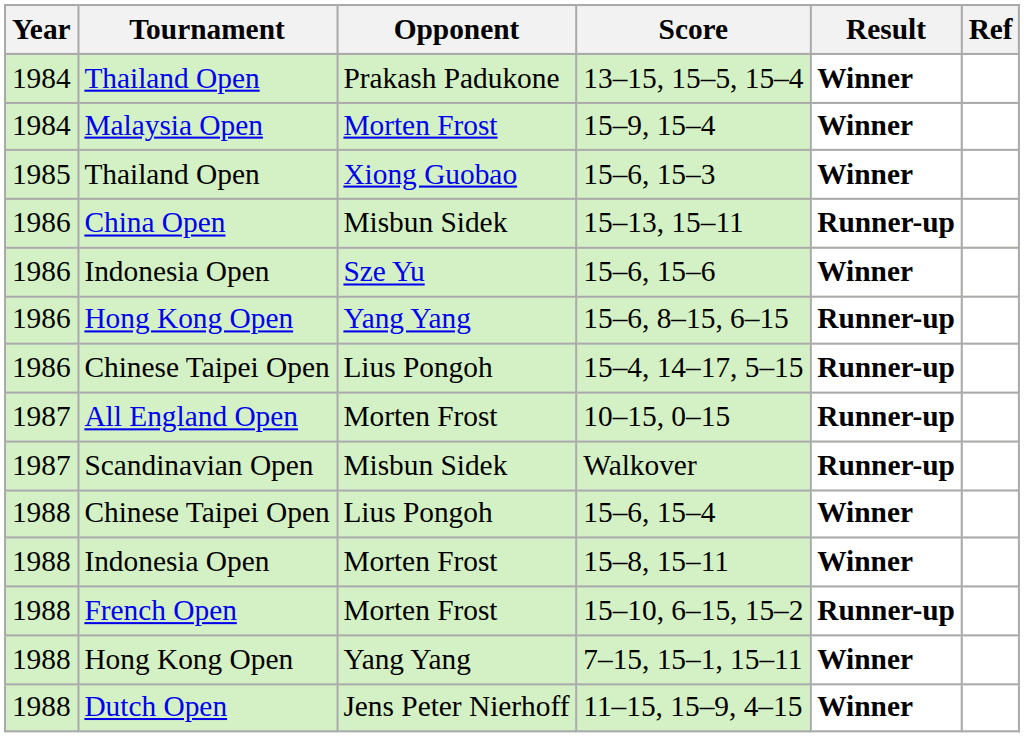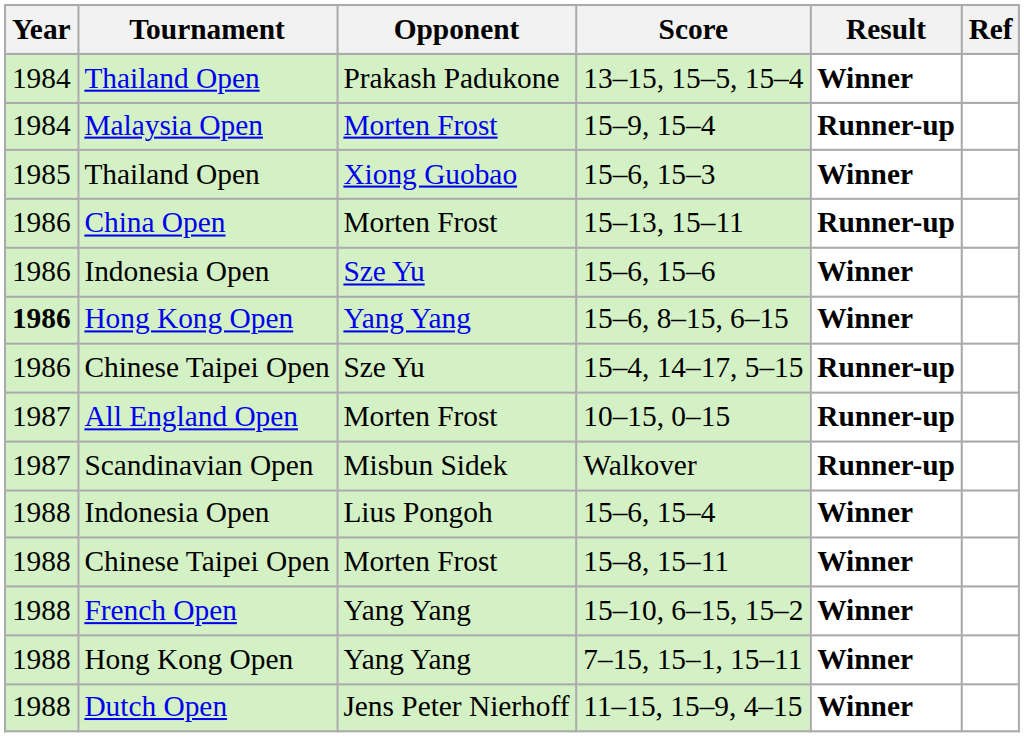(865, 126) Winner -> (886, 126) Runner-up
(425, 222) Misbun Sidek -> (420, 222) Morten Frost
(41, 319) normal -> (41, 319) bold
(886, 319) Runner-up -> (865, 319) Winner
(418, 368) Lius Pongoh -> (384, 368) Sze Yu
(207, 513) Chinese Taipei Open -> (177, 513) Indonesia Open
(177, 562) Indonesia Open -> (207, 562) Chinese Taipei Open
(420, 610) Morten Frost -> (407, 610) Yang Yang
(886, 610) Runner-up -> (865, 610) Winner
